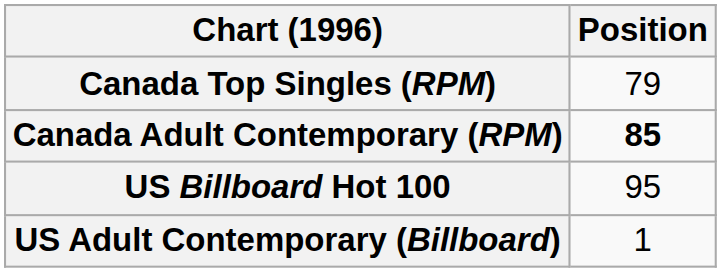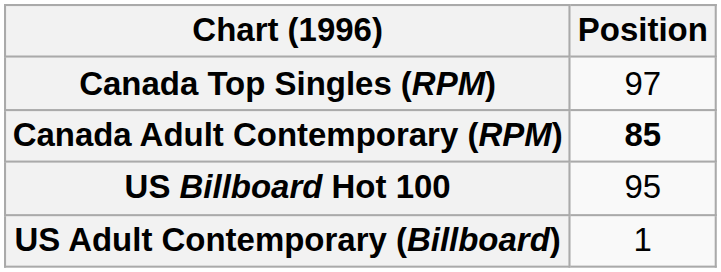(643, 82) 79 -> (643, 82) 97
